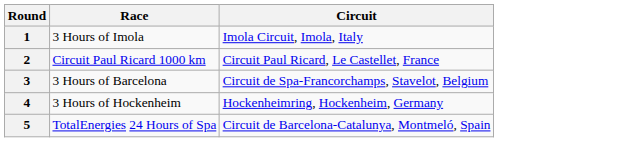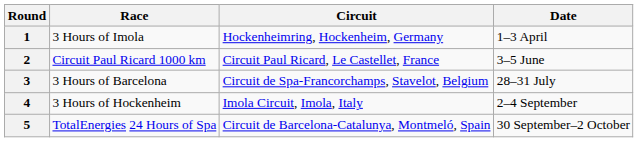+ column: (563, 15)
(293, 37) Imola Circuit, Imola, Italy -> (333, 37) Hockenheimring, Hockenheim, Germany
(333, 103) Hockenheimring, Hockenheim, Germany -> (293, 103) Imola Circuit, Imola, Italy
